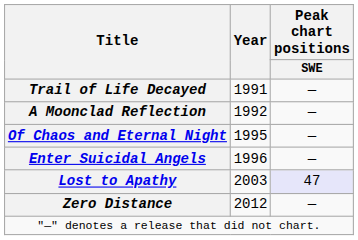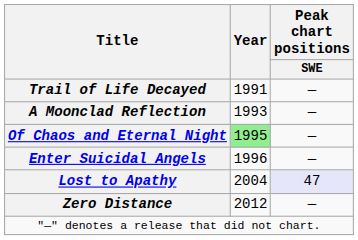(250, 113) 1992 -> (250, 113) 1993
(250, 136) no background -> (250, 136) lightgreen background
(250, 182) 2003 -> (250, 182) 2004
